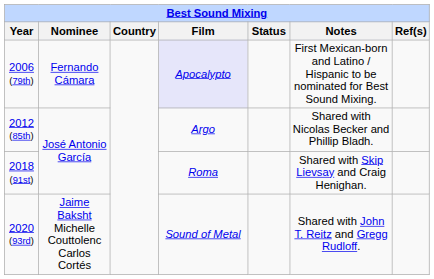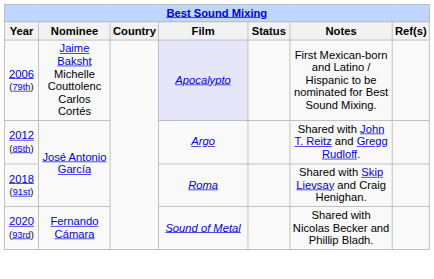(74, 74) Fernando Cámara -> (74, 80) Jaime Baksht Michelle Couttolenc Carlos Cortés
(341, 129) Shared with Nicolas Becker and Phillip Bladh. -> (341, 142) Shared with John T. Reitz and Gregg Rudloff.
(74, 234) Jaime Baksht Michelle Couttolenc Carlos Cortés -> (74, 228) Fernando Cámara
(341, 234) Shared with John T. Reitz and Gregg Rudloff. -> (341, 228) Shared with Nicolas Becker and Phillip Bladh.
